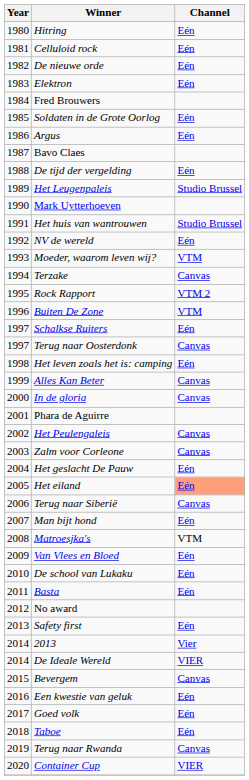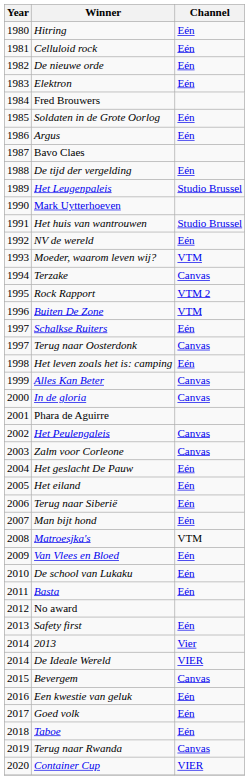(186, 485) lightsalmon background -> (186, 485) no background
(194, 503) Canvas -> (186, 503) Eén
